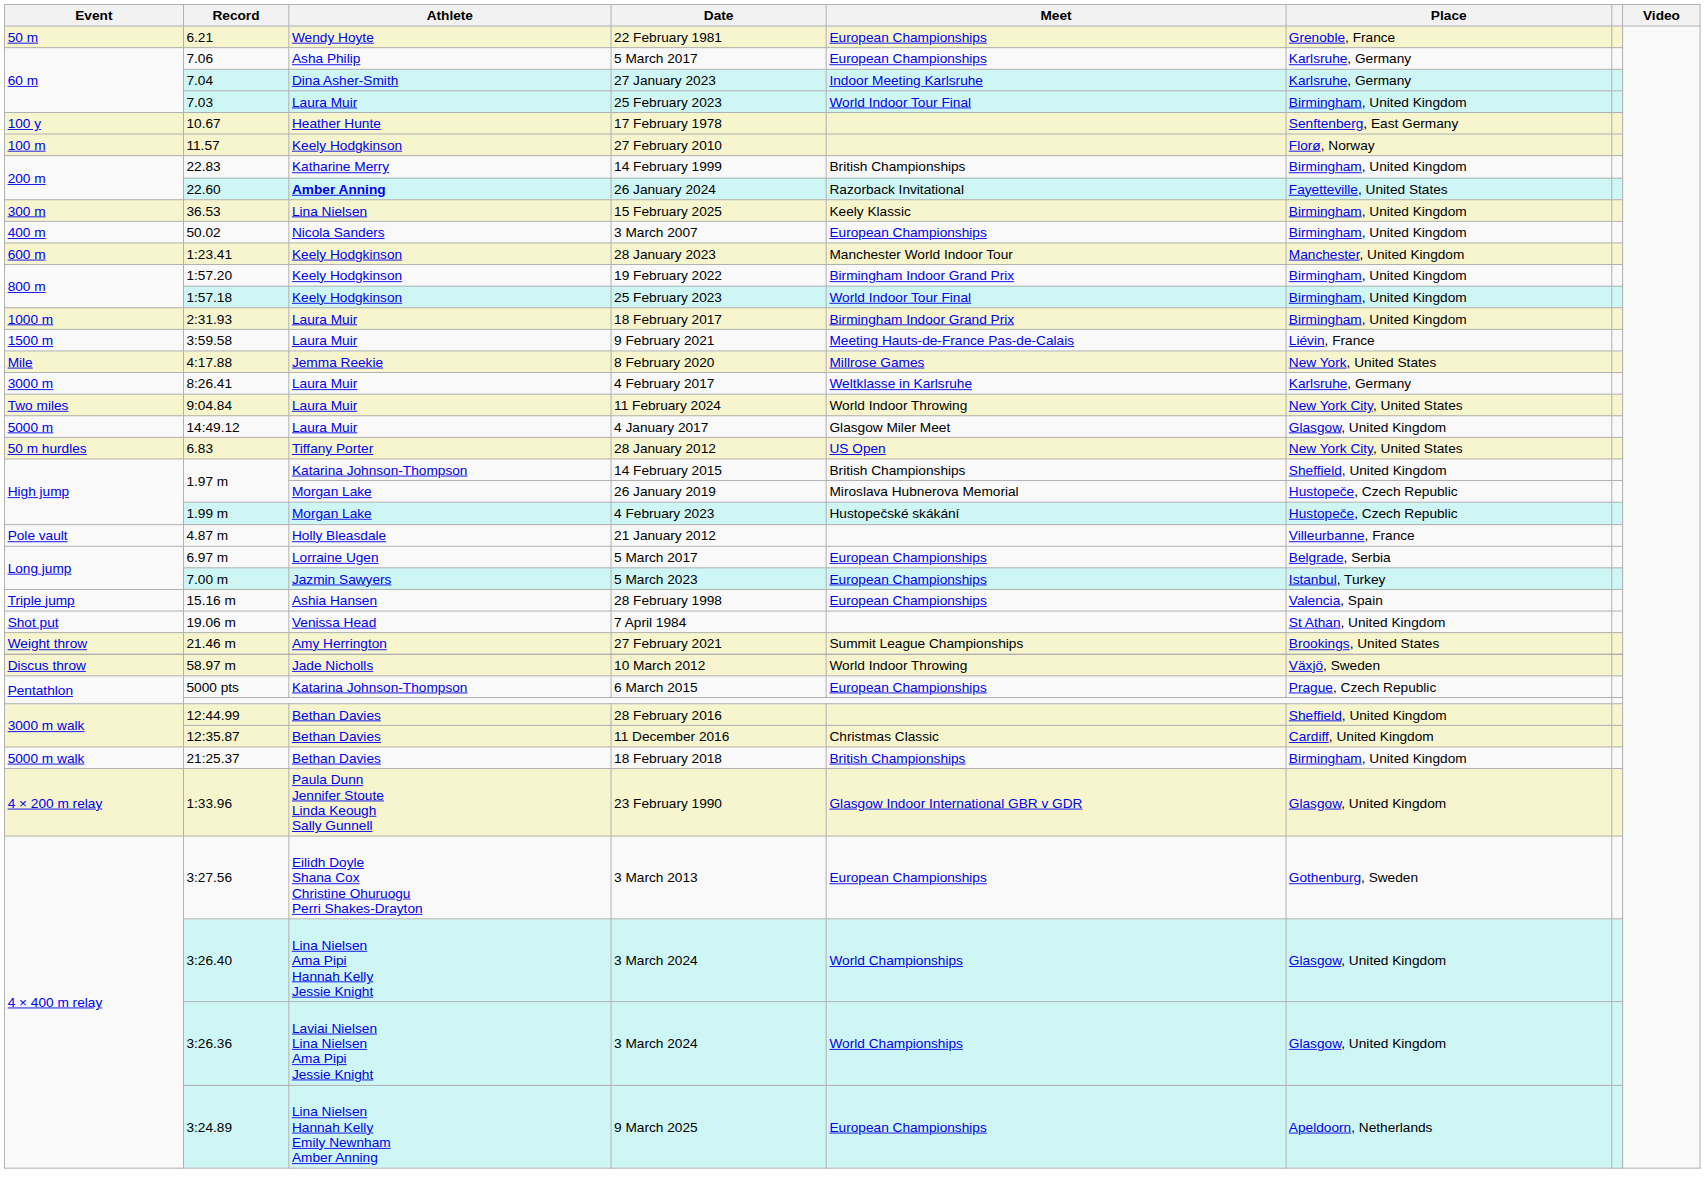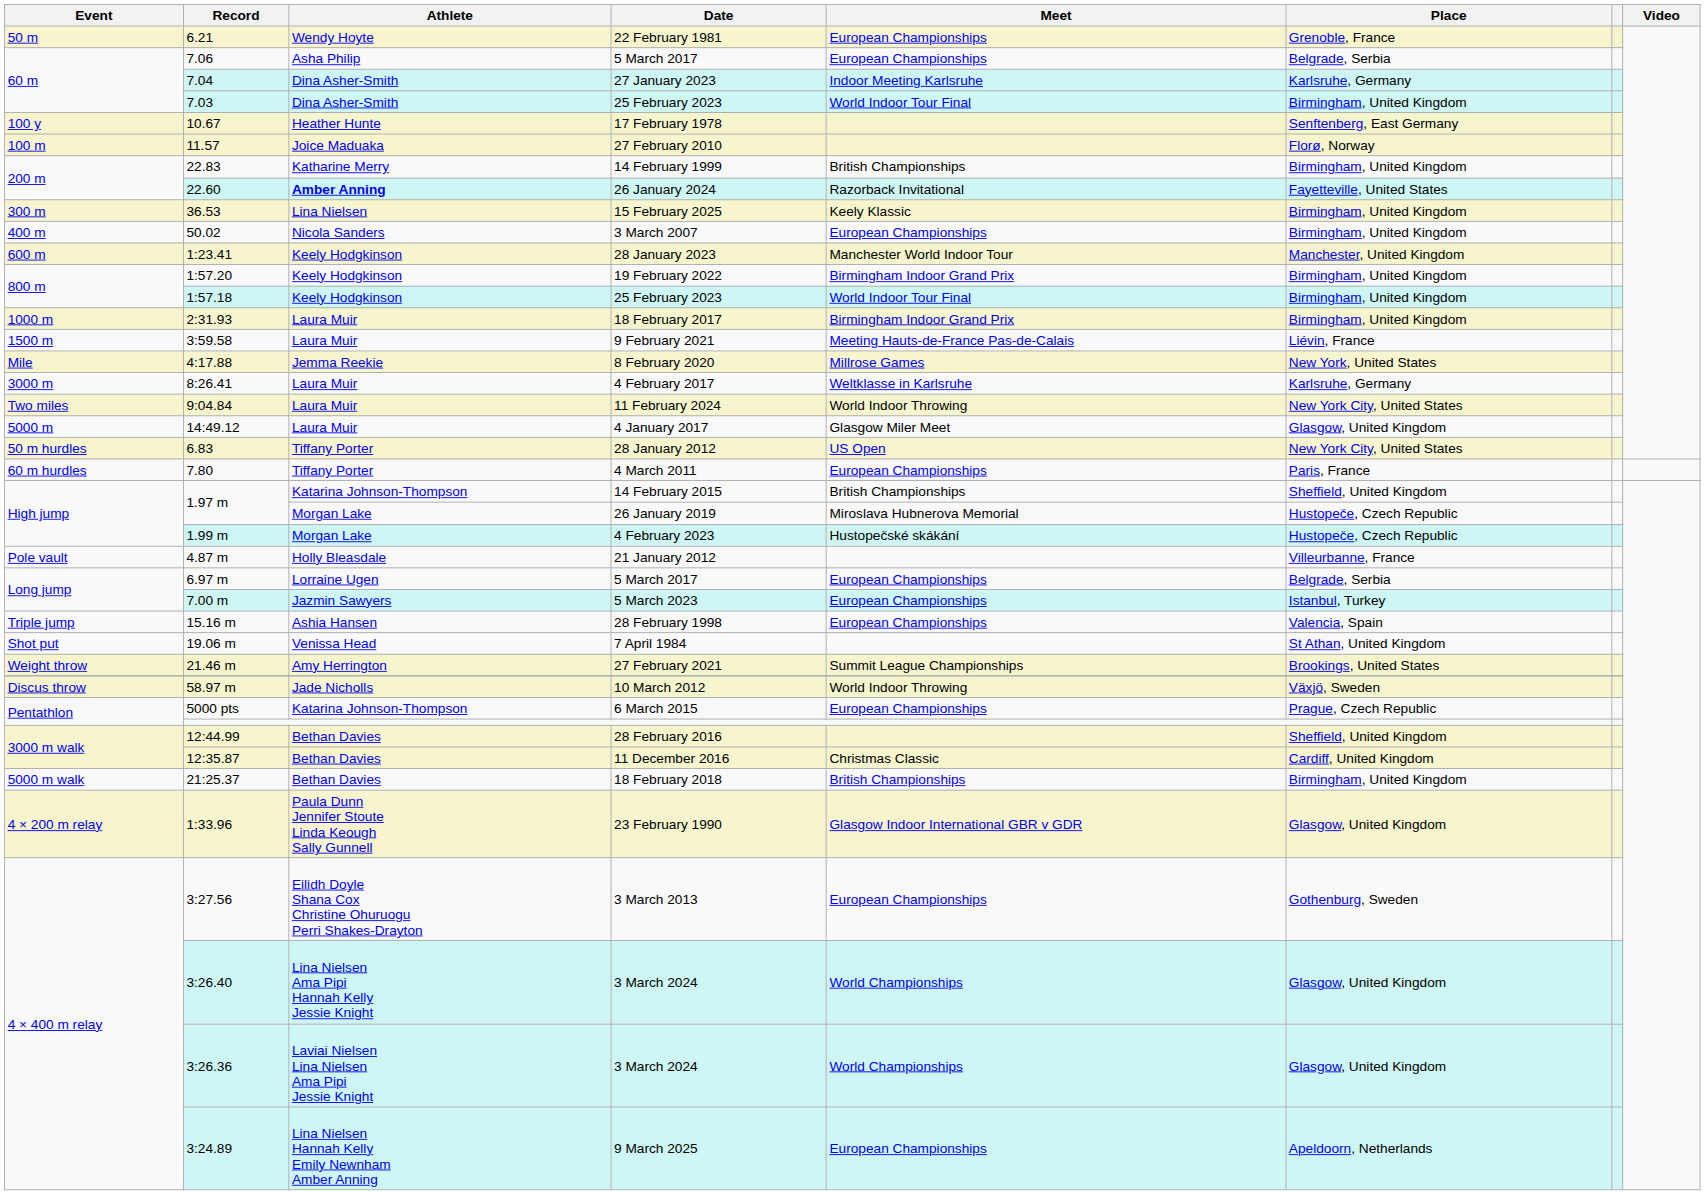(1350, 59) Karlsruhe, Germany -> (1340, 59) Belgrade, Serbia
(325, 102) Laura Muir -> (345, 102) Dina Asher-Smith
(347, 145) Keely Hodgkinson -> (338, 145) Joice Maduaka
+ row: (200, 470)
